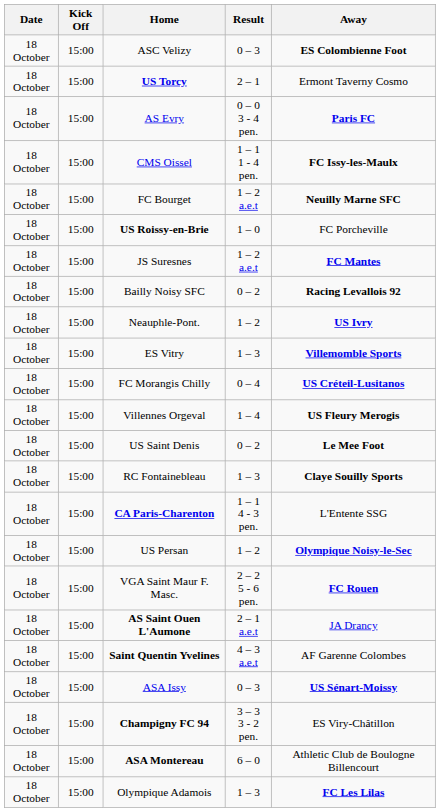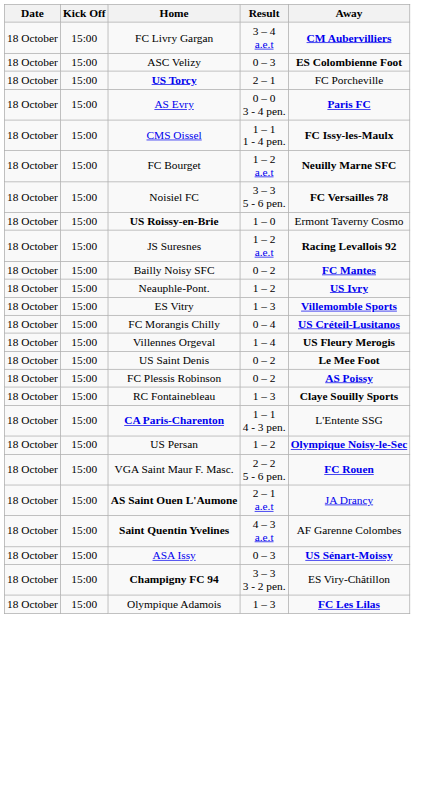+ row: (174, 37)
(353, 81) Ermont Taverny Cosmo -> (349, 80) FC Porcheville
+ row: (174, 197)
(353, 230) FC Porcheville -> (349, 221) Ermont Taverny Cosmo
(353, 261) FC Mantes -> (349, 245) Racing Levallois 92
(353, 291) Racing Levallois 92 -> (349, 270) FC Mantes
+ row: (174, 378)
- row: (164, 761)
